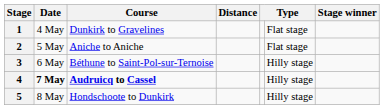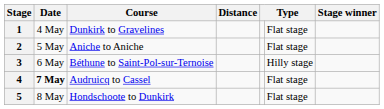(113, 79) bold -> (110, 79) normal
(290, 79) Hilly stage -> (287, 79) Flat stage
(290, 96) Hilly stage -> (287, 96) Flat stage
